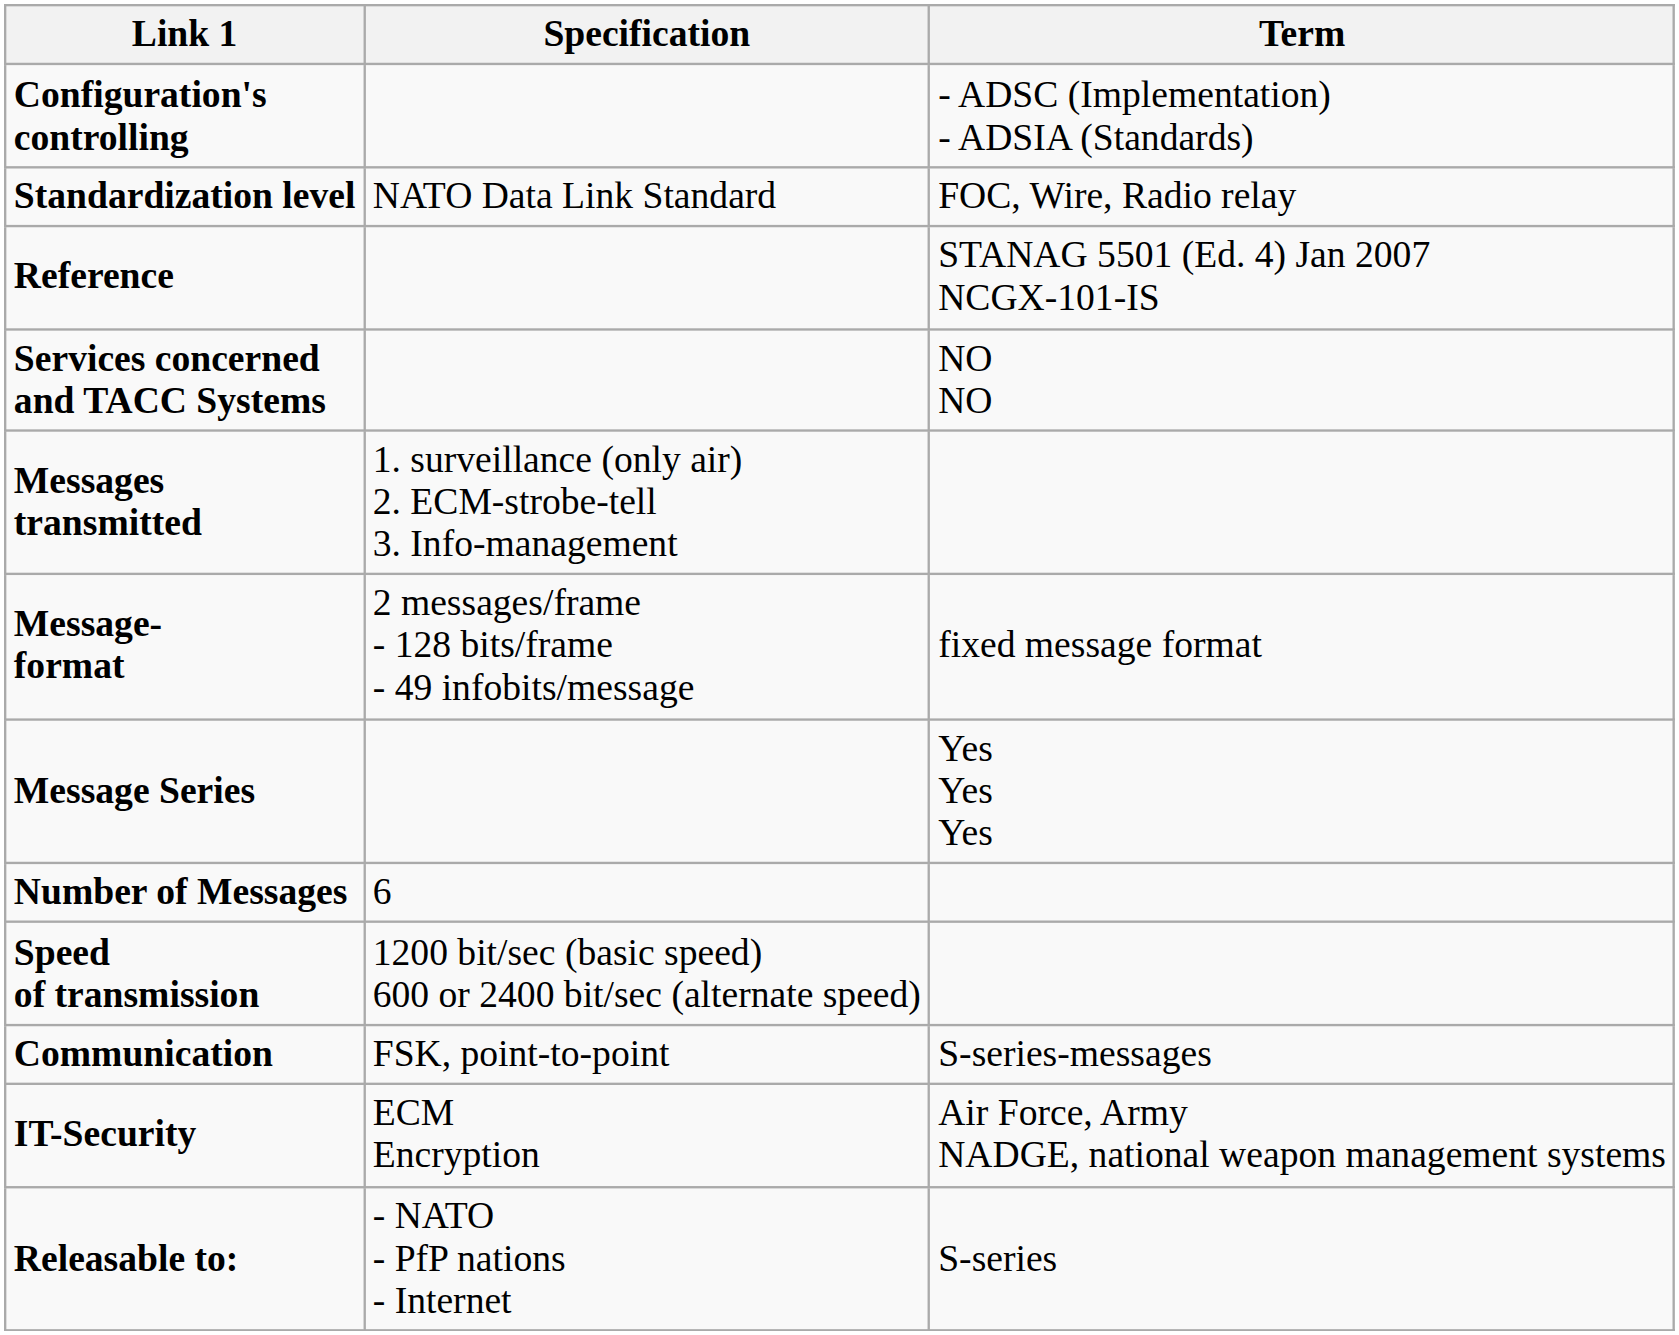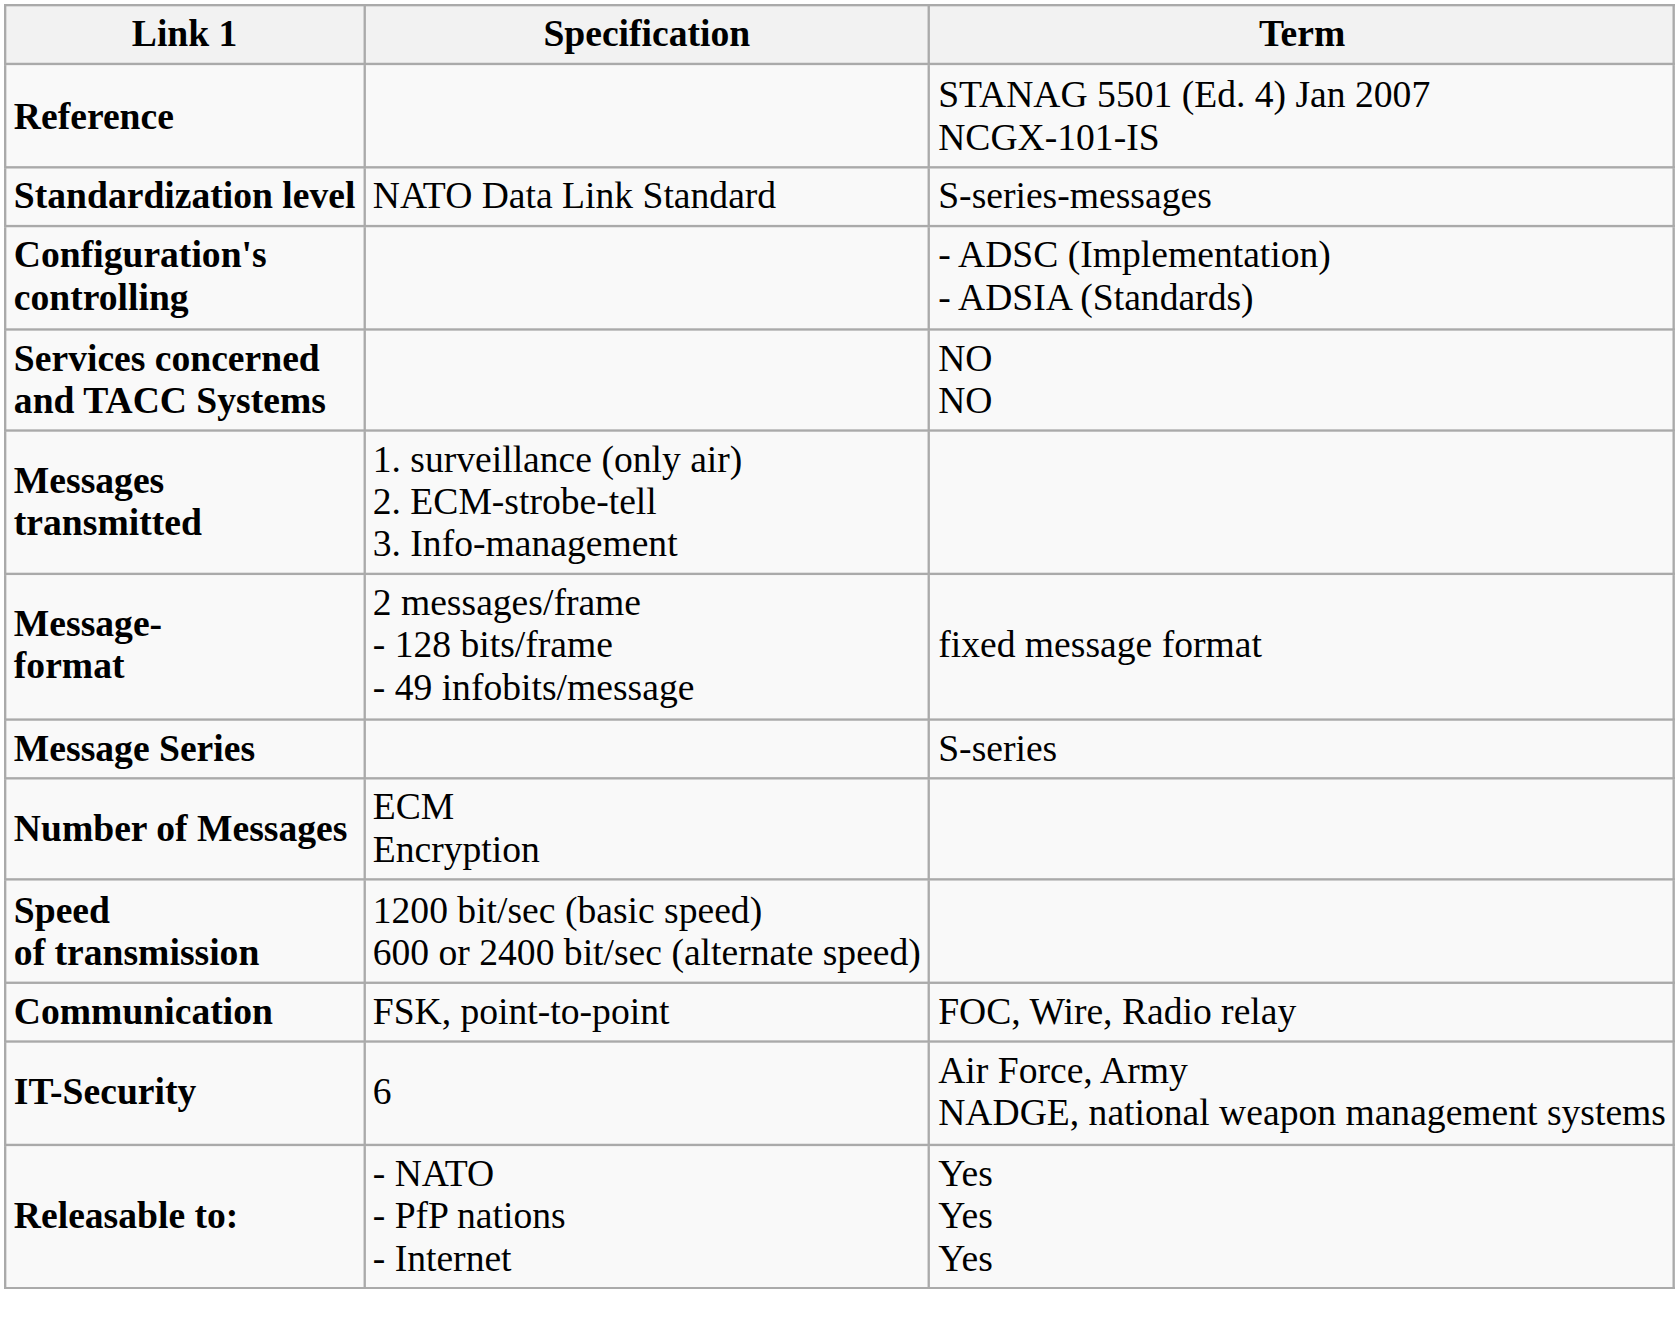rows swapped: (94, 276) <-> (140, 115)
(1117, 195) FOC, Wire, Radio relay -> (1075, 195) S-series-messages
(966, 790) Yes Yes Yes -> (998, 747) S-series
(382, 892) 6 -> (456, 828) ECM Encryption
(1075, 1053) S-series-messages -> (1117, 1011) FOC, Wire, Radio relay
(456, 1134) ECM Encryption -> (382, 1092) 6
(998, 1257) S-series -> (966, 1215) Yes Yes Yes
